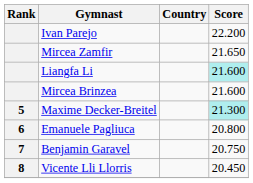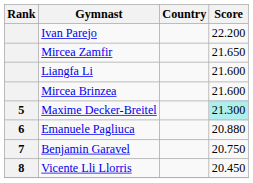(229, 71) paleturquoise background -> (229, 71) no background
(229, 129) 20.800 -> (229, 129) 20.880
